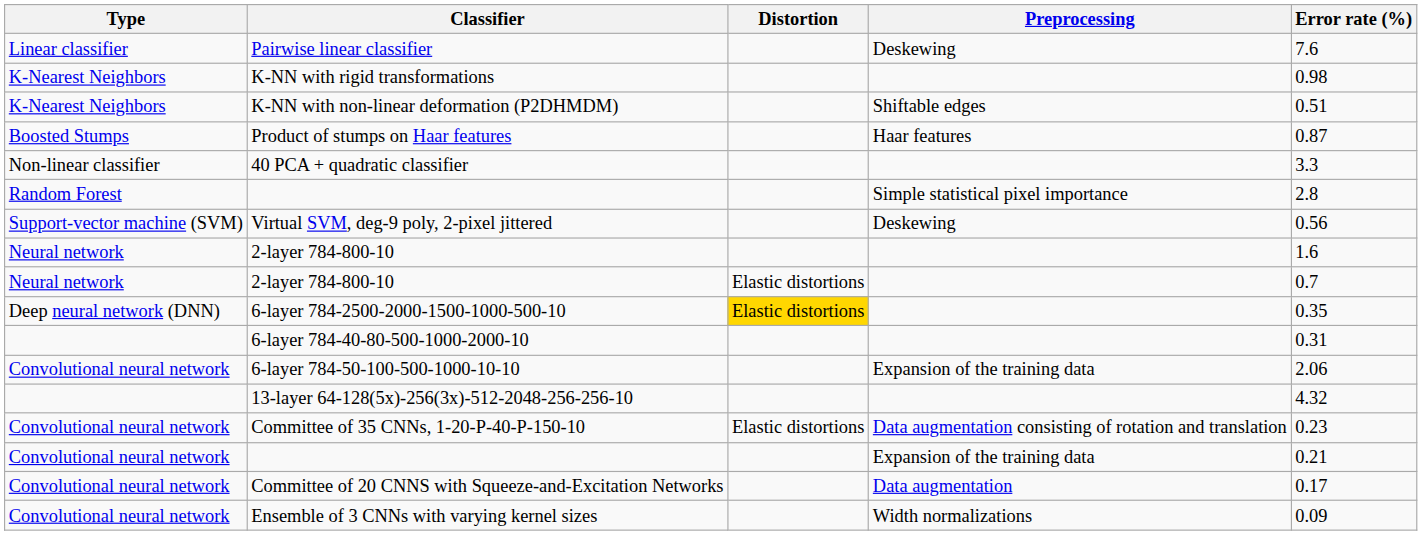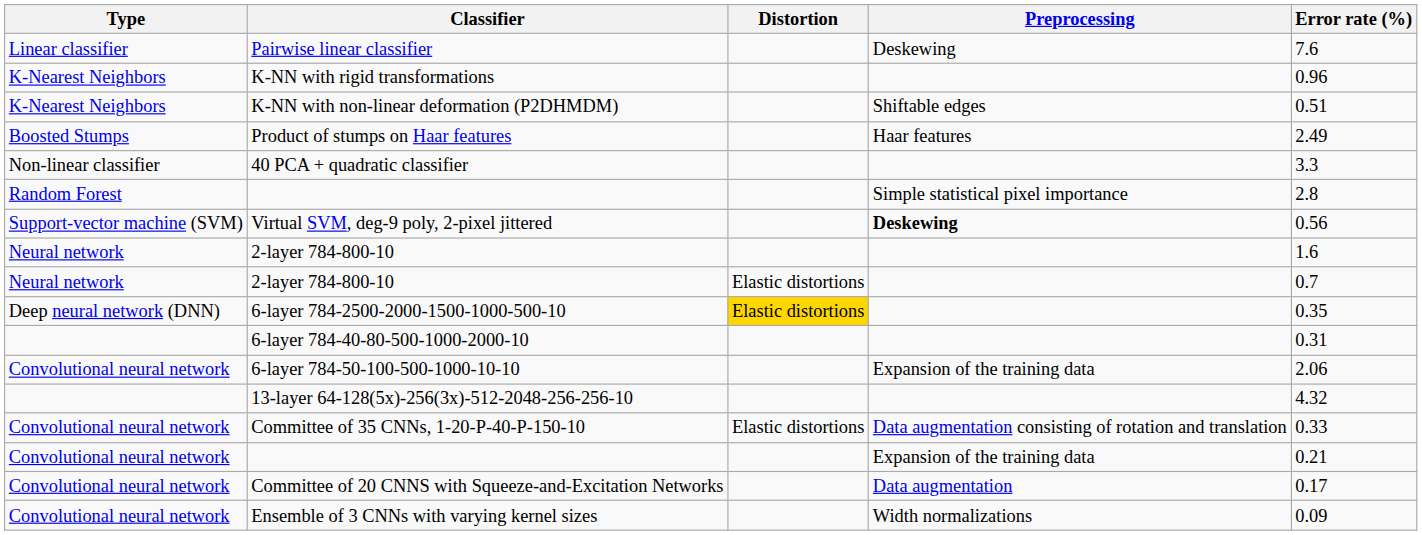(1311, 77) 0.98 -> (1311, 77) 0.96
(1311, 135) 0.87 -> (1311, 135) 2.49
(914, 223) normal -> (915, 223) bold
(1311, 427) 0.23 -> (1311, 427) 0.33
